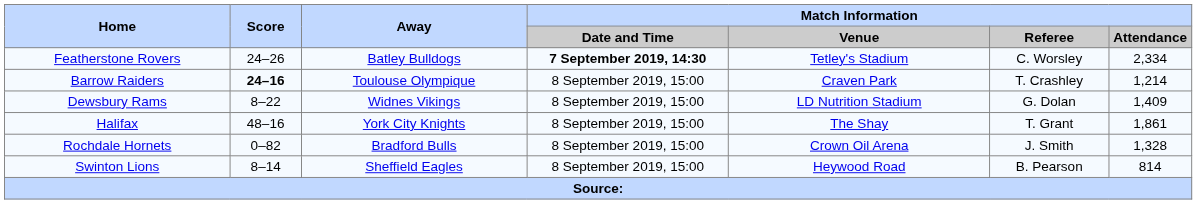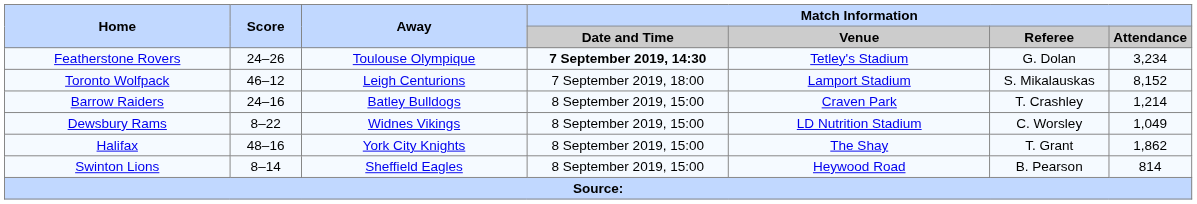(414, 59) Batley Bulldogs -> (414, 59) Toulouse Olympique
(1049, 59) C. Worsley -> (1049, 59) G. Dolan
(1150, 59) 2,334 -> (1150, 59) 3,234
+ row: (117, 80)
(266, 80) bold -> (266, 102) normal
(414, 80) Toulouse Olympique -> (414, 102) Batley Bulldogs
(1049, 102) G. Dolan -> (1049, 123) C. Worsley
(1150, 102) 1,409 -> (1150, 123) 1,049
(1150, 123) 1,861 -> (1150, 145) 1,862
- row: (117, 145)
